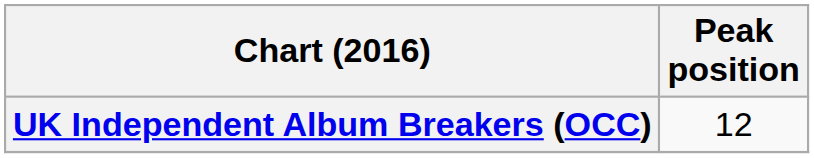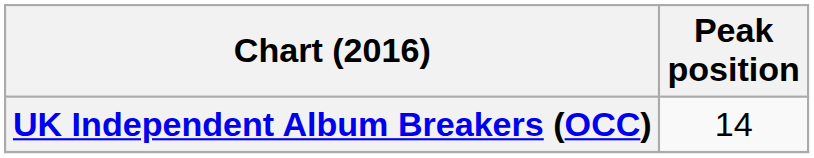(734, 123) 12 -> (734, 123) 14
